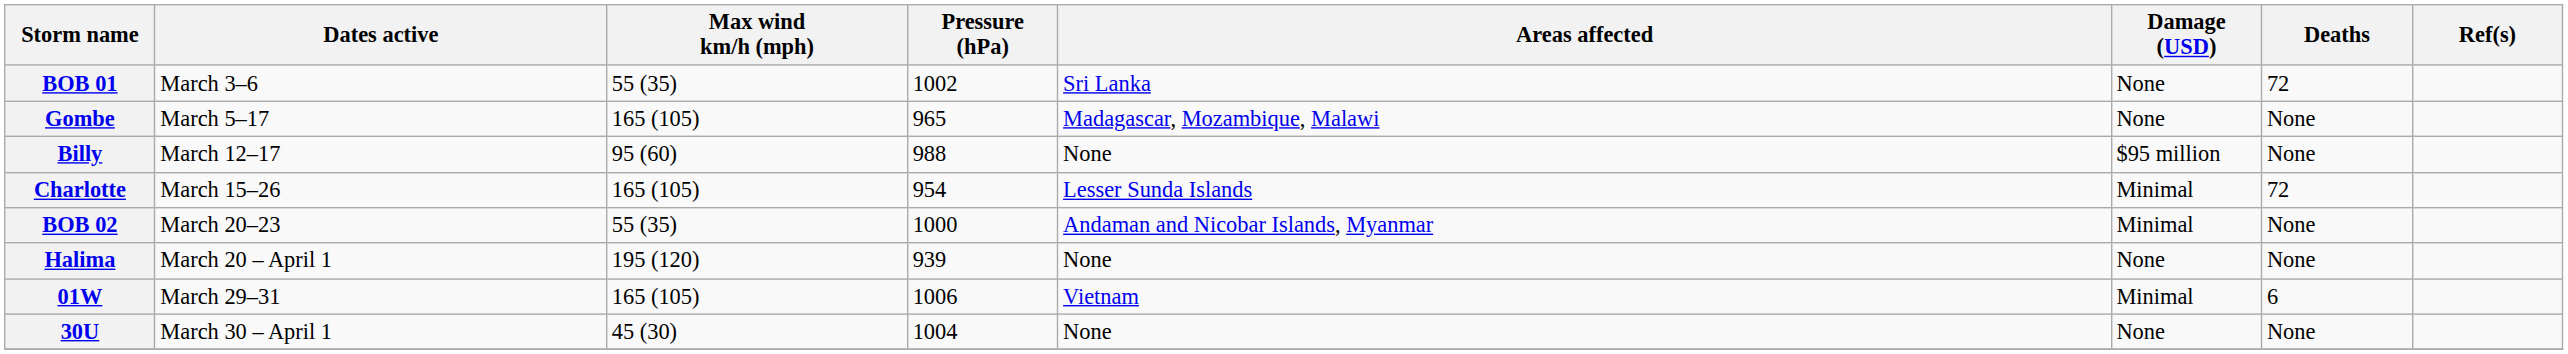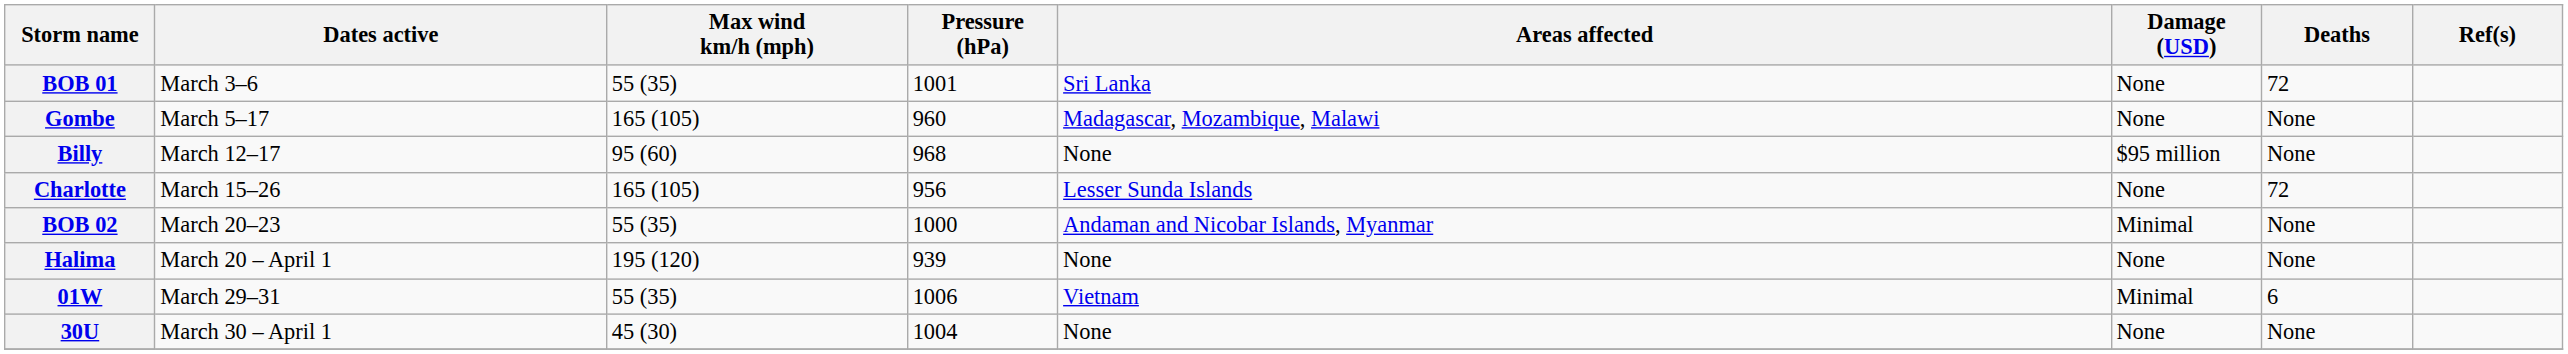(935, 82) 1002 -> (935, 82) 1001
(929, 118) 965 -> (929, 118) 960
(929, 154) 988 -> (929, 154) 968
(929, 189) 954 -> (929, 189) 956
(2155, 189) Minimal -> (2141, 189) None
(656, 296) 165 (105) -> (644, 296) 55 (35)
